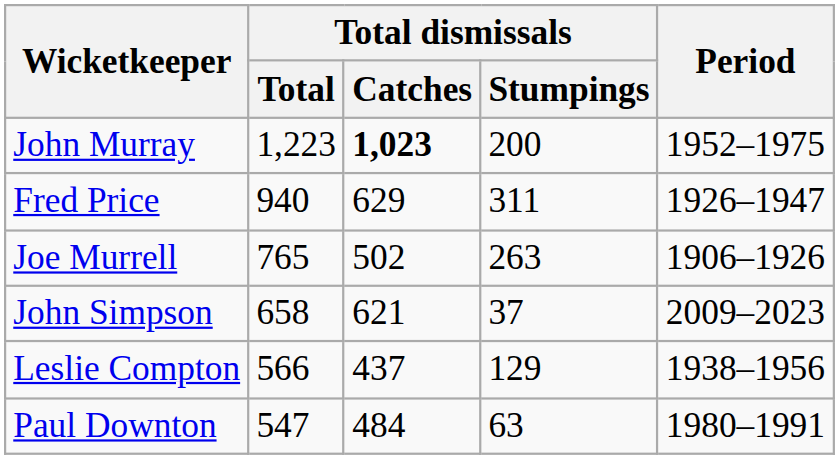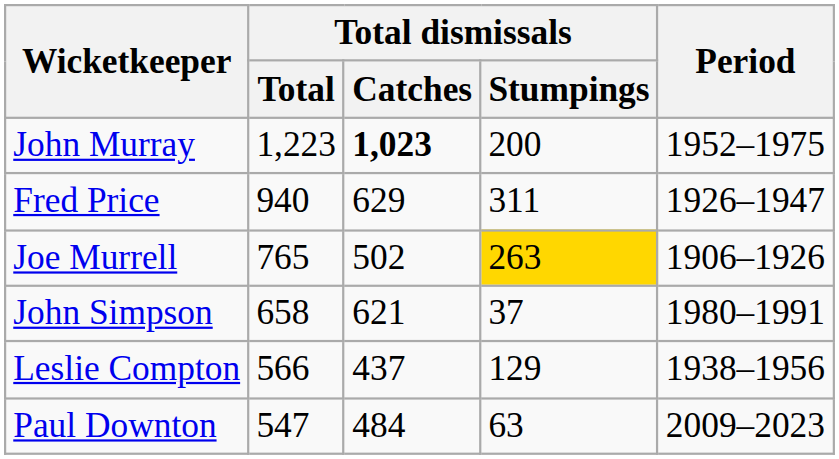(515, 256) no background -> (515, 256) gold background
(745, 312) 2009–2023 -> (745, 312) 1980–1991
(745, 425) 1980–1991 -> (745, 425) 2009–2023
